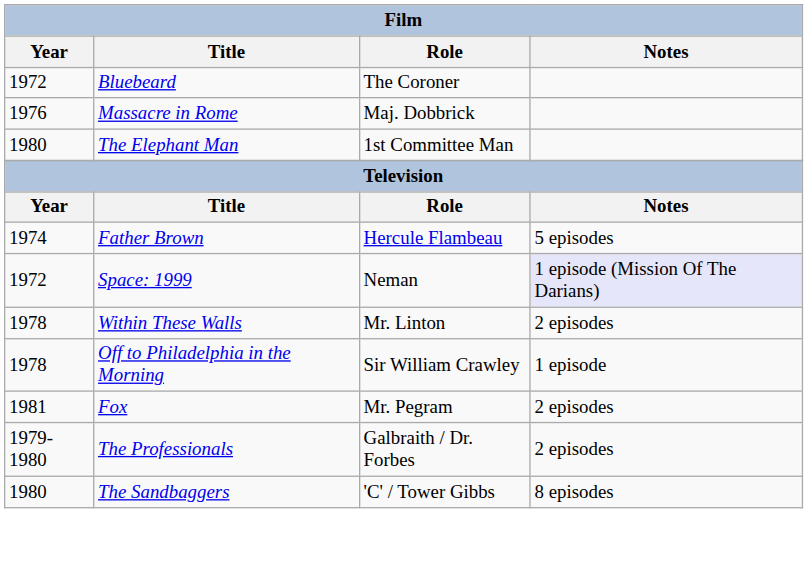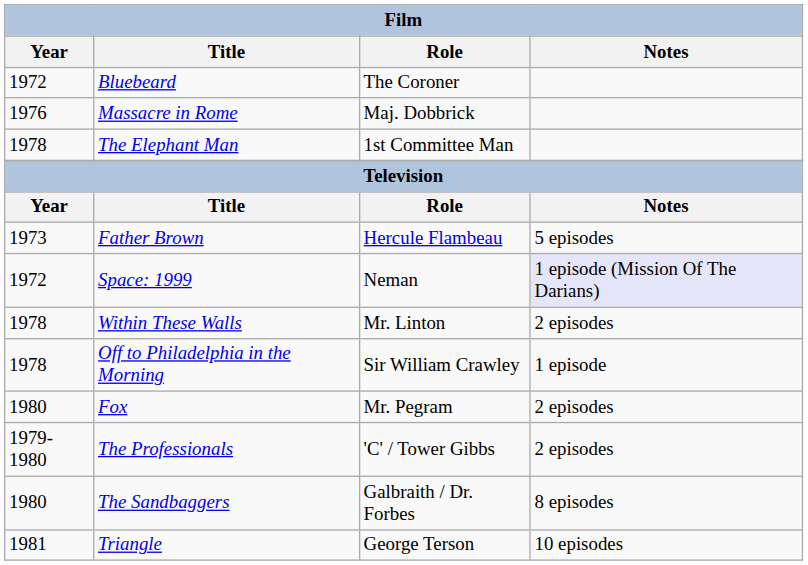(28, 144) 1980 -> (28, 144) 1978
(28, 238) 1974 -> (28, 238) 1973
(28, 407) 1981 -> (28, 407) 1980
(418, 449) Galbraith / Dr. Forbes -> (429, 449) 'C' / Tower Gibbs
(429, 491) 'C' / Tower Gibbs -> (418, 502) Galbraith / Dr. Forbes
+ row: (130, 545)
